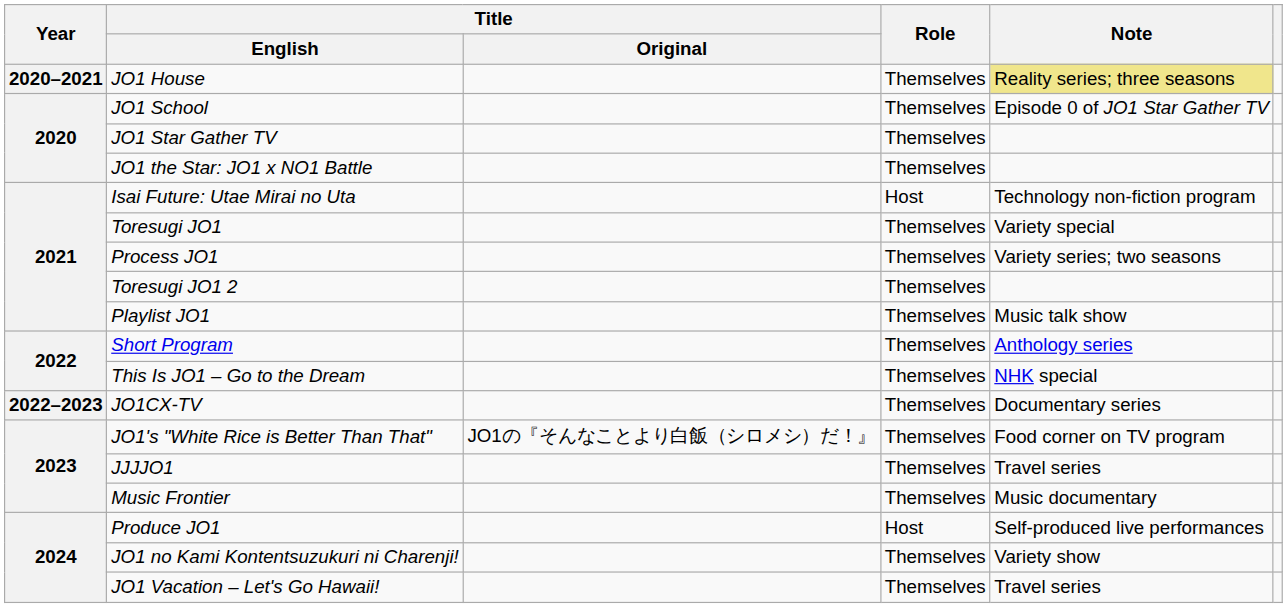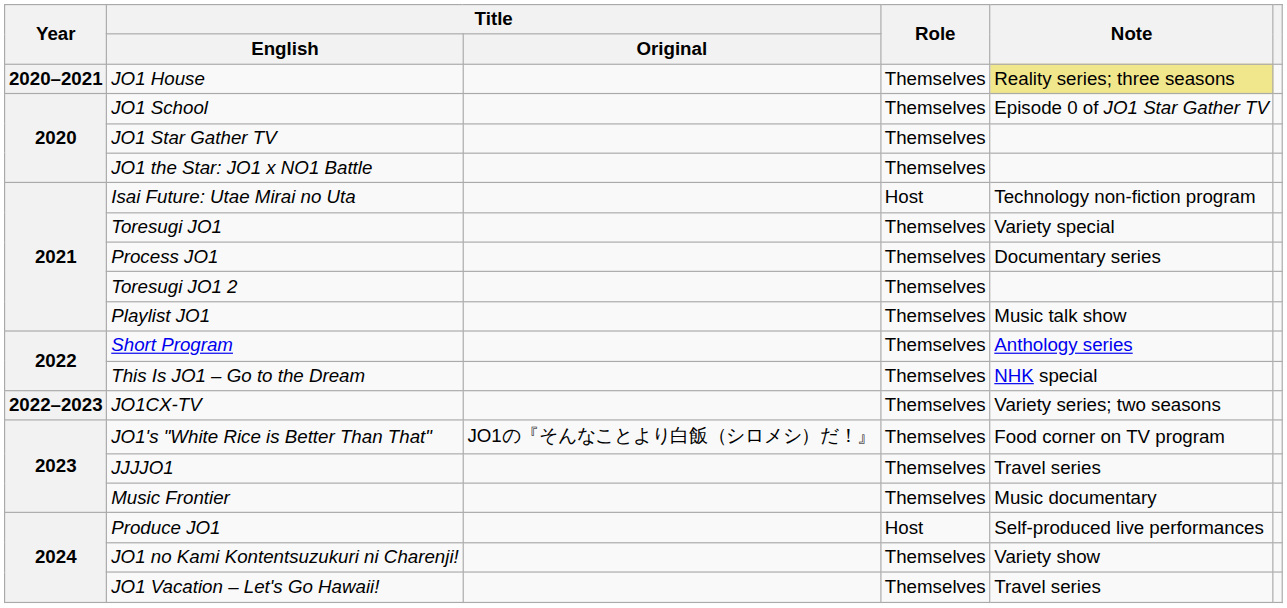(1108, 256) Variety series; two seasons -> (1078, 256) Documentary series
(1078, 405) Documentary series -> (1108, 405) Variety series; two seasons
